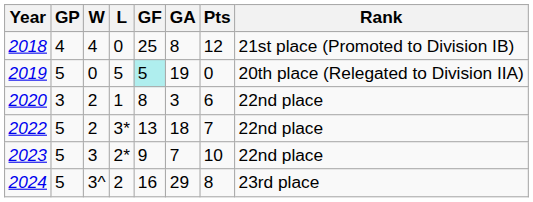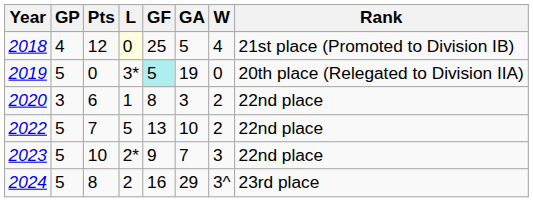columns swapped: (97, 18) <-> (217, 18)
(118, 45) no background -> (128, 45) lightyellow background
(175, 45) 8 -> (184, 45) 5
(118, 73) 5 -> (131, 73) 3*
(122, 127) 3* -> (128, 127) 5
(179, 127) 18 -> (189, 127) 10
